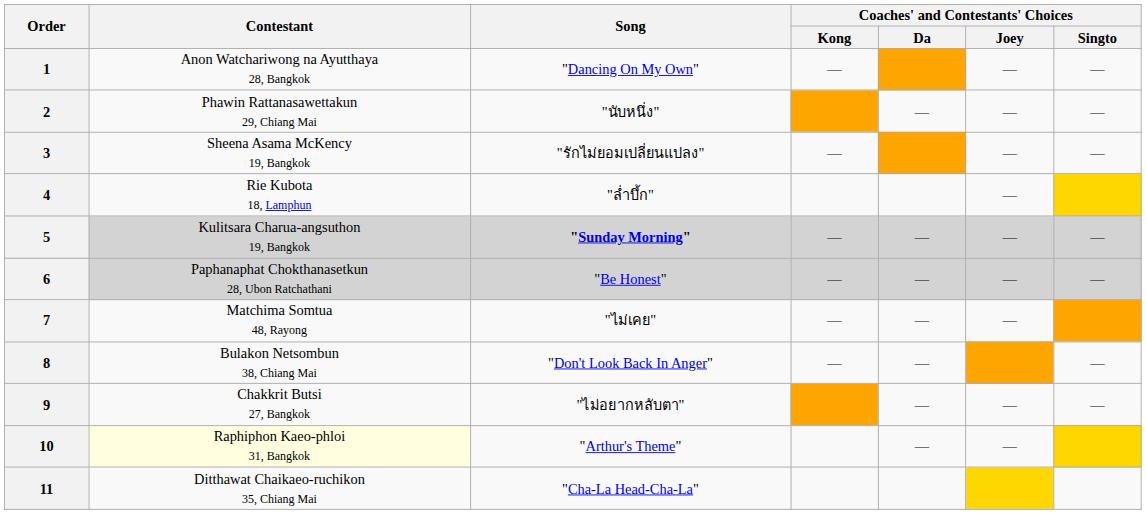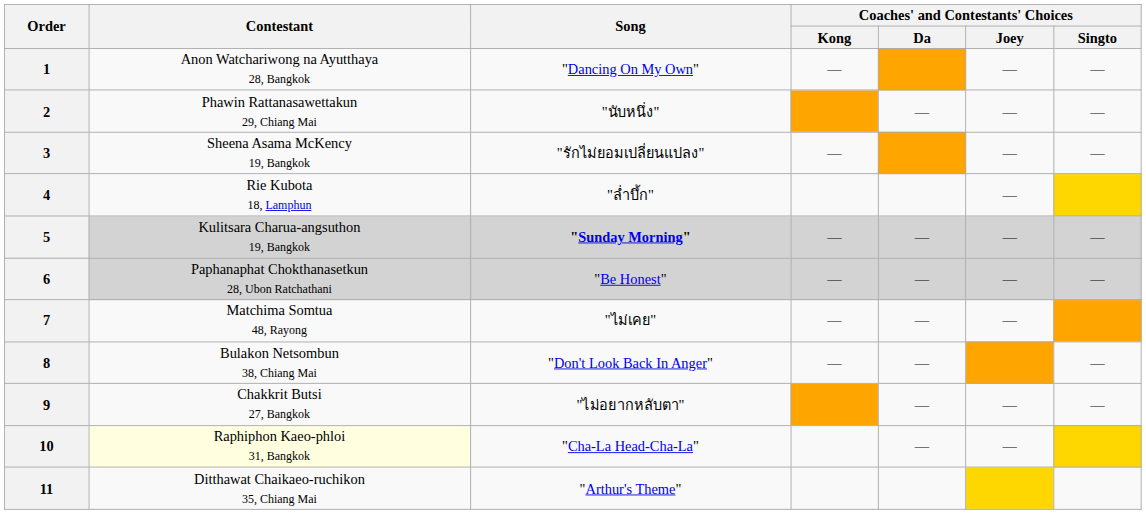(630, 446) "Arthur's Theme" -> (630, 446) "Cha-La Head-Cha-La"
(630, 488) "Cha-La Head-Cha-La" -> (630, 488) "Arthur's Theme"
